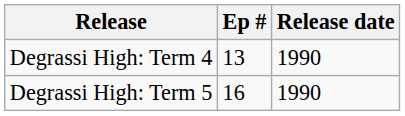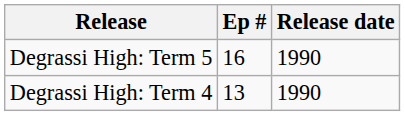rows swapped: (111, 57) <-> (111, 92)
